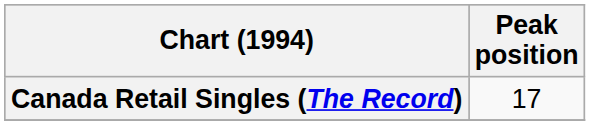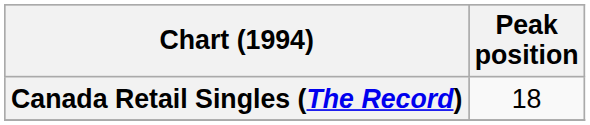(527, 98) 17 -> (527, 98) 18
